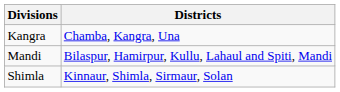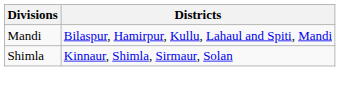- row: (26, 35)
